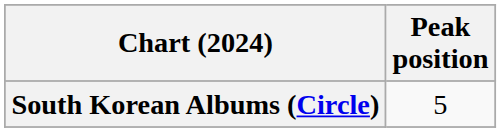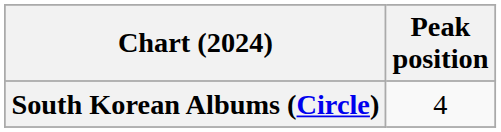(440, 103) 5 -> (440, 103) 4
